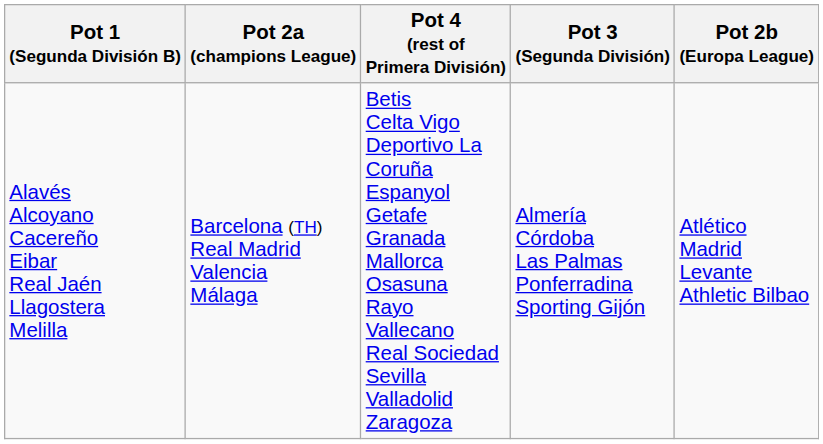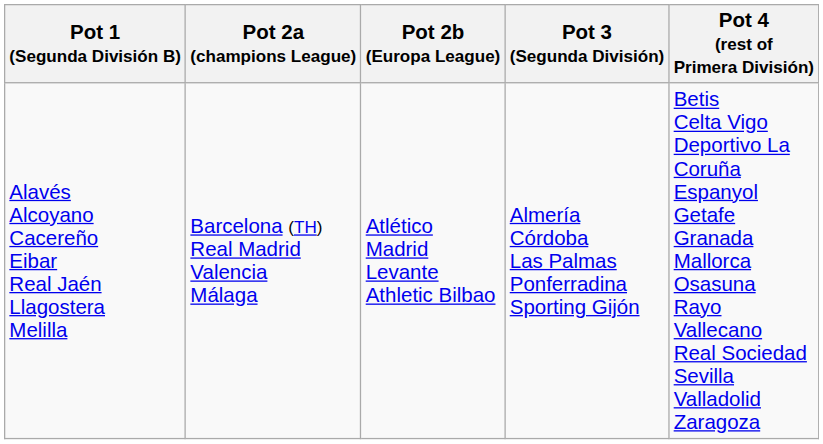columns swapped: (747, 43) <-> (436, 43)
